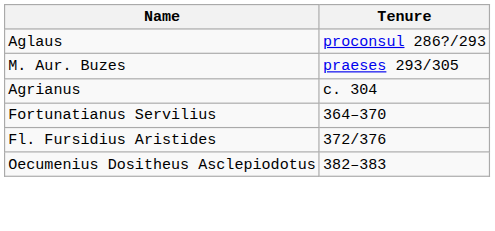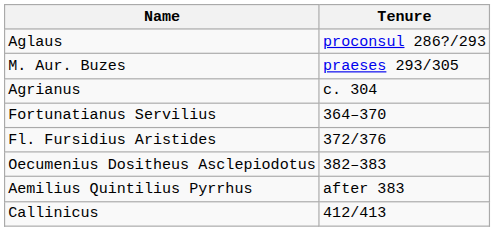+ row: (130, 189)
+ row: (53, 213)
